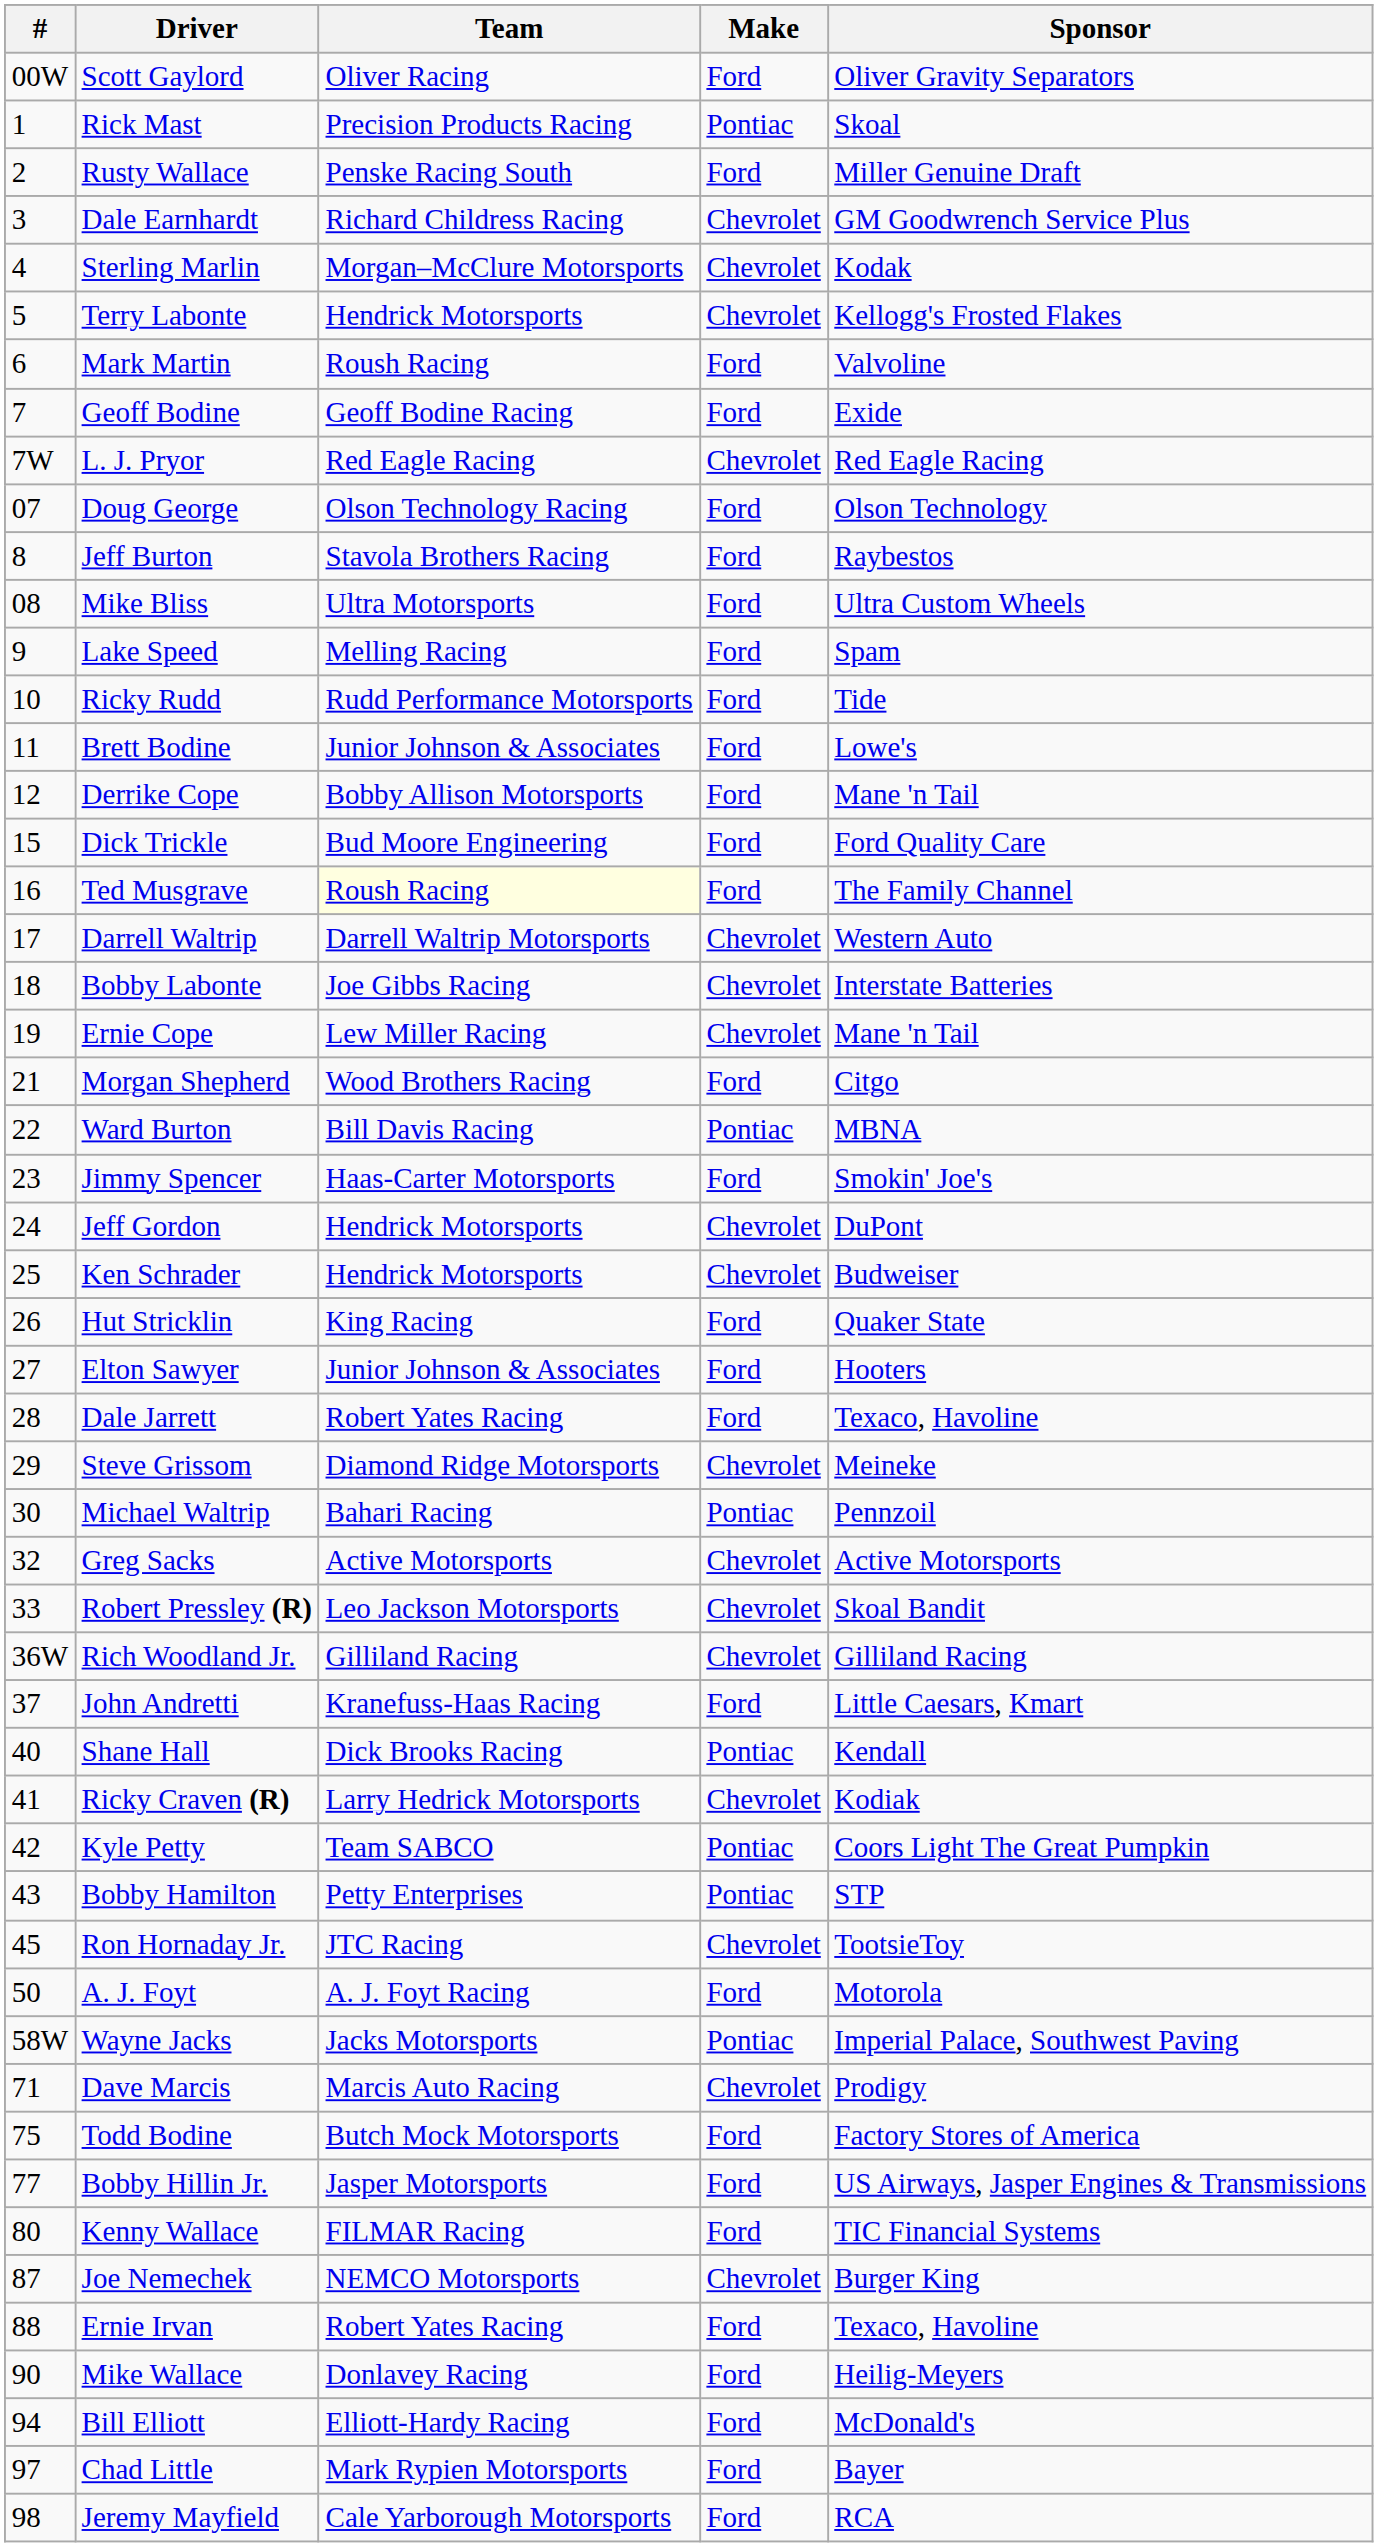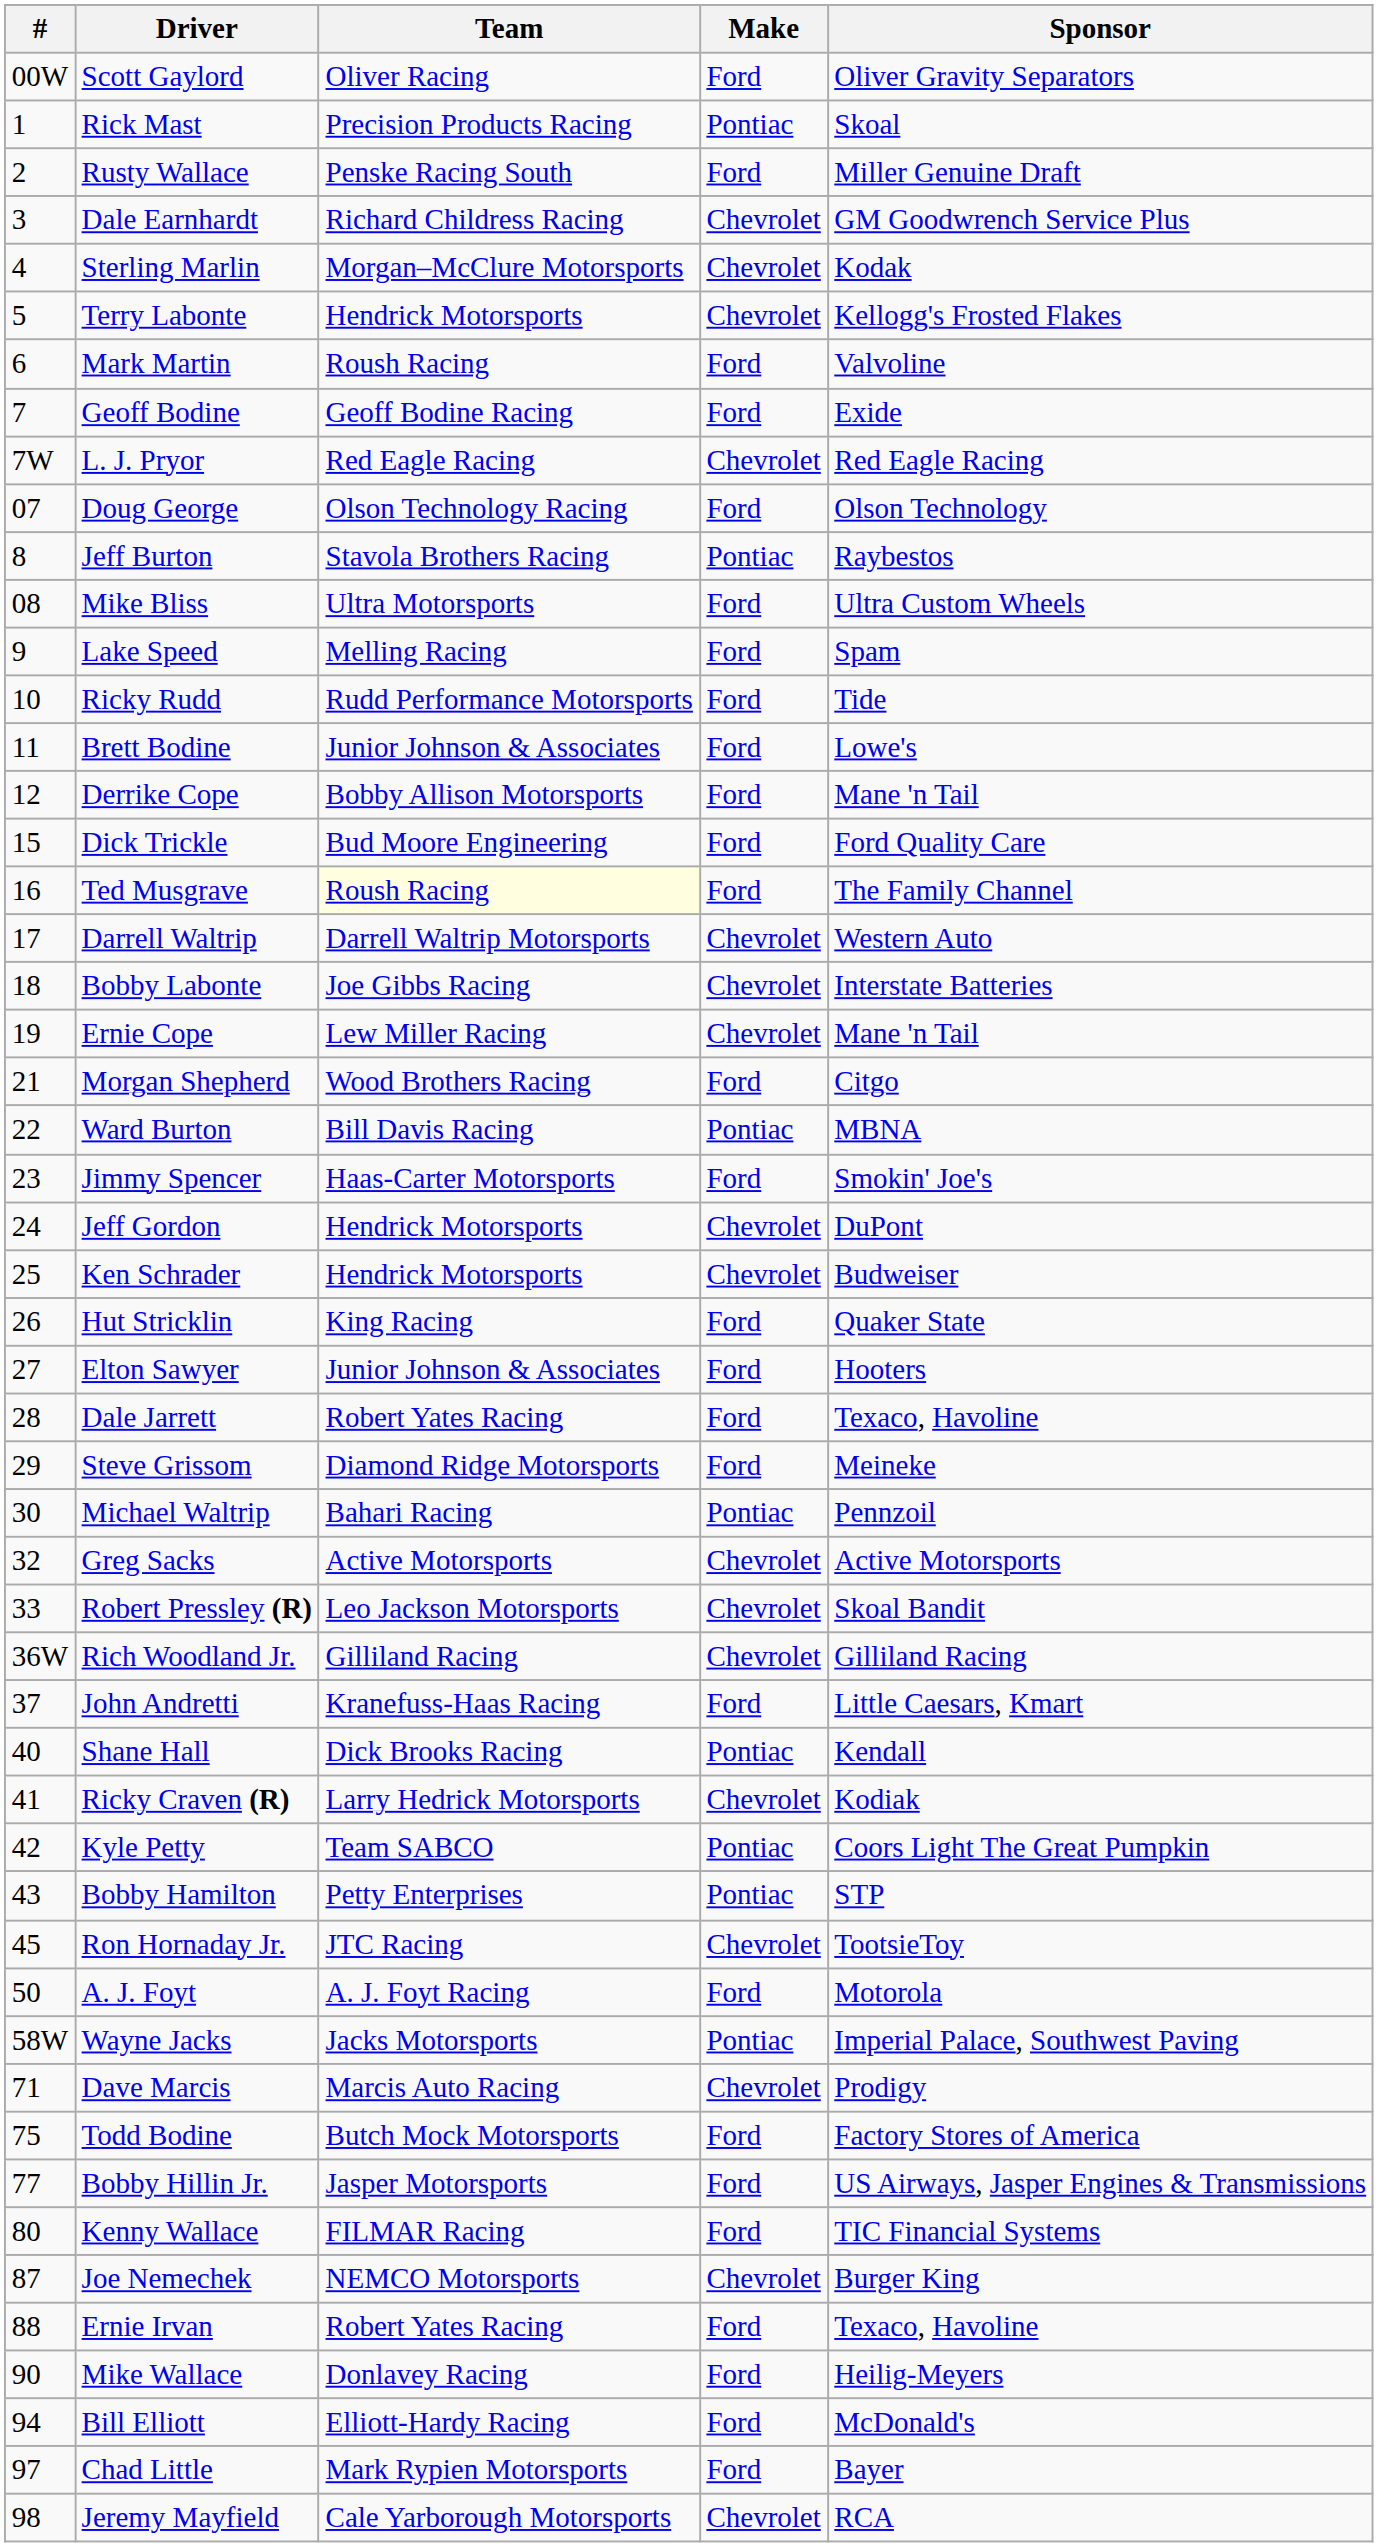(734, 555) Ford -> (750, 555) Pontiac
(764, 1464) Chevrolet -> (734, 1464) Ford
(734, 2517) Ford -> (764, 2517) Chevrolet
